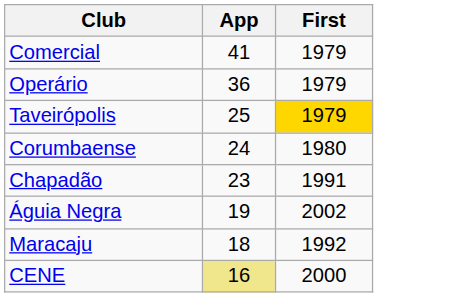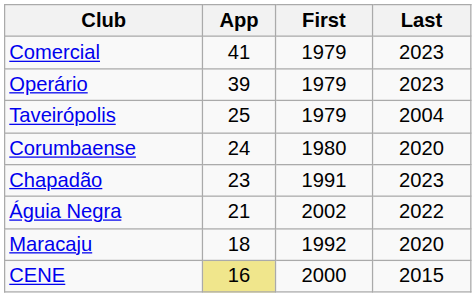+ column: (421, 20)
(239, 84) 36 -> (239, 84) 39
(324, 116) gold background -> (324, 116) no background
(239, 212) 19 -> (239, 212) 21
